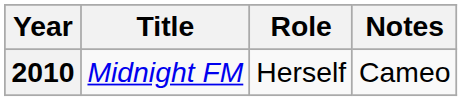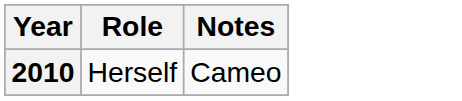- column: (165, 26)
